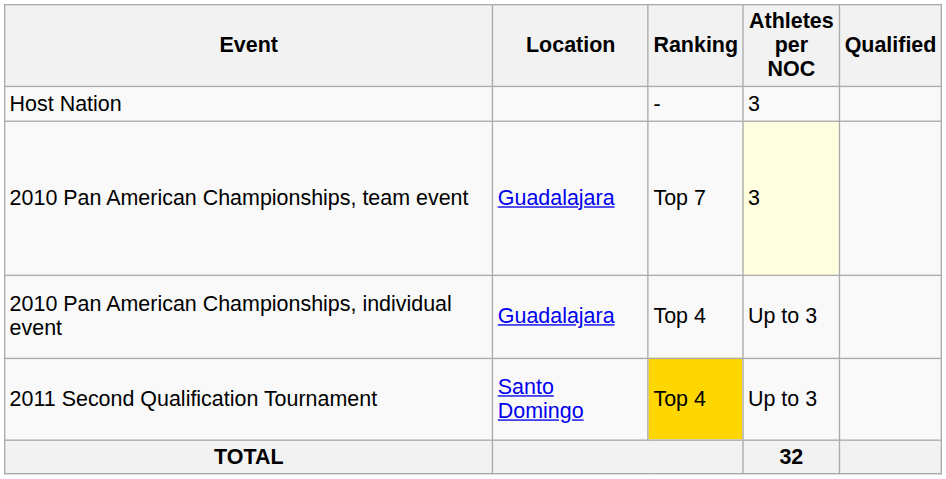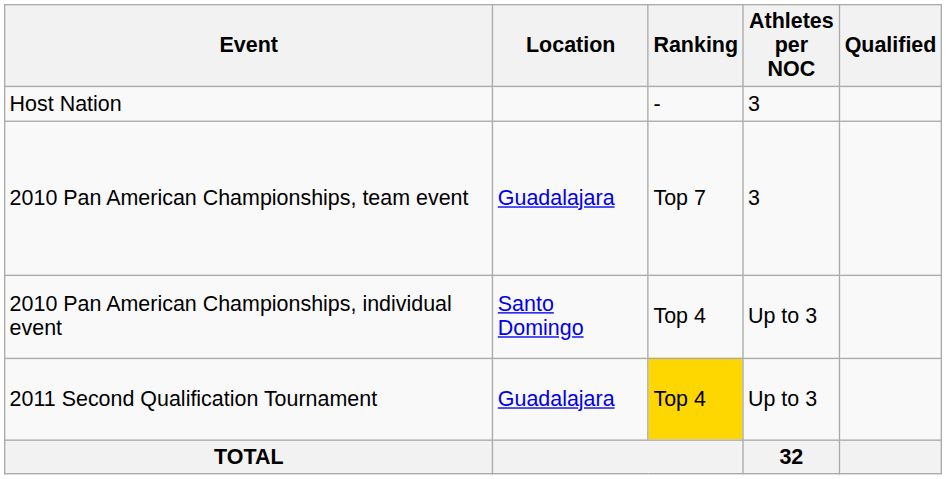(754, 198) lightyellow background -> (754, 198) no background
(556, 316) Guadalajara -> (541, 316) Santo Domingo
(541, 398) Santo Domingo -> (556, 398) Guadalajara
